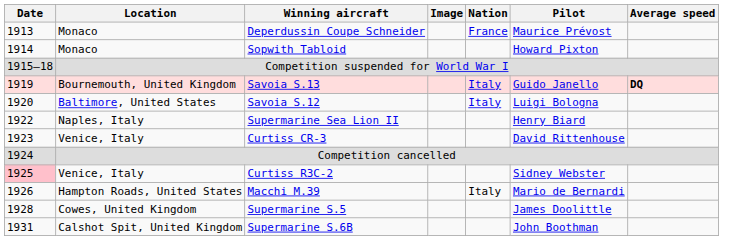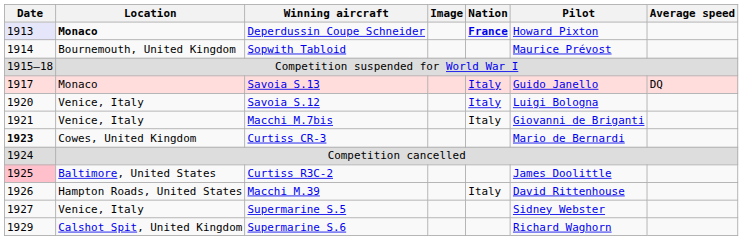(20, 31) no background -> (20, 31) lavender background
(78, 31) normal -> (78, 31) bold
(488, 31) normal -> (488, 31) bold
(562, 31) Maurice Prévost -> (556, 31) Howard Pixton
(78, 49) Monaco -> (147, 49) Bournemouth, United Kingdom
(556, 49) Howard Pixton -> (562, 49) Maurice Prévost
(20, 85) 1919 -> (20, 85) 1917
(147, 85) Bournemouth, United Kingdom -> (78, 85) Monaco
(637, 85) bold -> (656, 85) normal
(137, 102) Baltimore, United States -> (101, 102) Venice, Italy
+ row: (290, 120)
- row: (323, 120)
(20, 138) normal -> (20, 138) bold
(101, 138) Venice, Italy -> (127, 138) Cowes, United Kingdom
(569, 138) David Rittenhouse -> (569, 138) Mario de Bernardi
(101, 173) Venice, Italy -> (137, 173) Baltimore, United States
(559, 173) Sidney Webster -> (562, 173) James Doolittle
(569, 191) Mario de Bernardi -> (569, 191) David Rittenhouse
(20, 209) 1928 -> (20, 209) 1927
(127, 209) Cowes, United Kingdom -> (101, 209) Venice, Italy
(562, 209) James Doolittle -> (559, 209) Sidney Webster
+ row: (297, 227)
- row: (300, 227)
